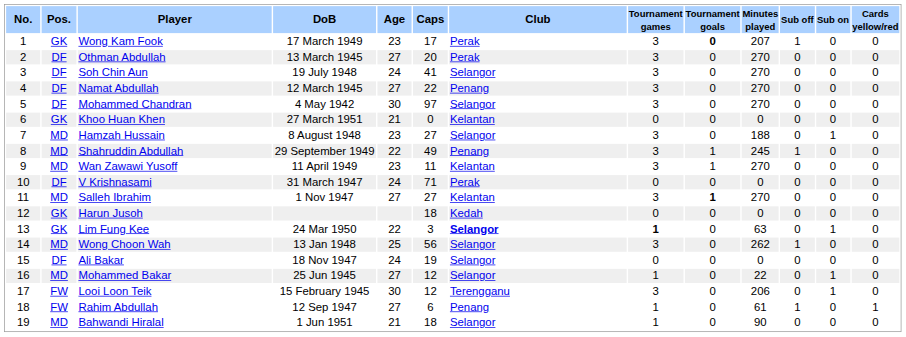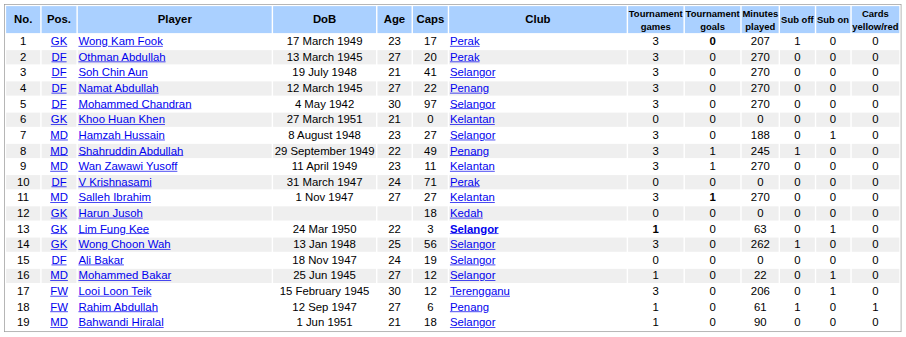(394, 73) 24 -> (394, 73) 21
(59, 244) MD -> (59, 244) GK
